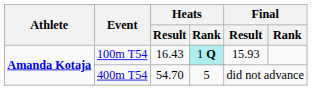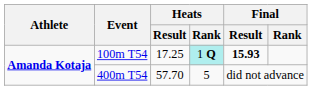(170, 55) 16.43 -> (170, 55) 17.25
(246, 55) normal -> (246, 55) bold
(170, 75) 54.70 -> (170, 75) 57.70
